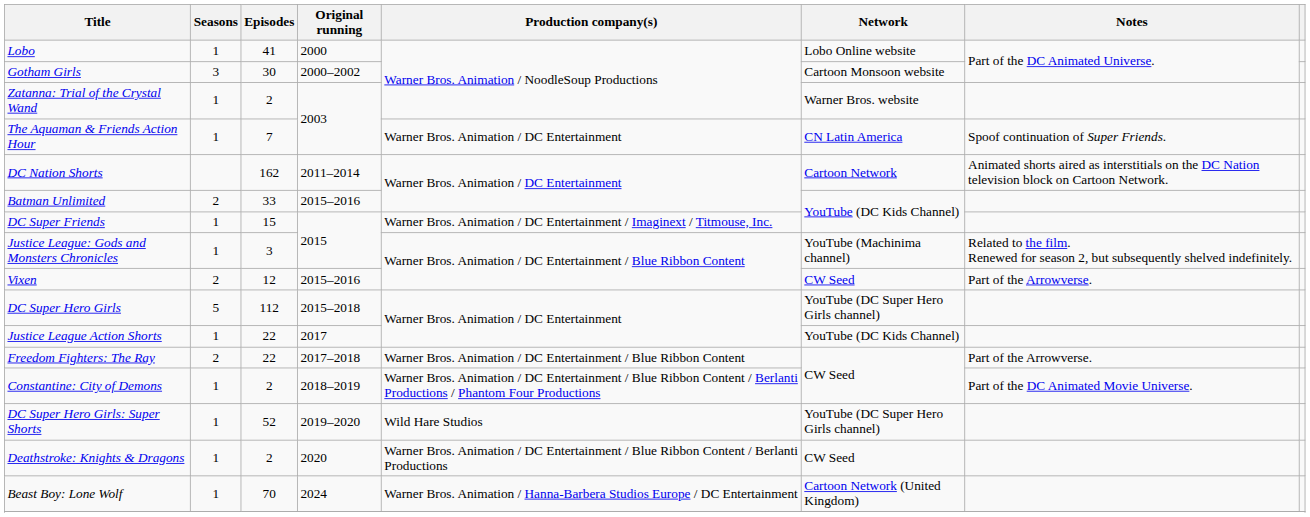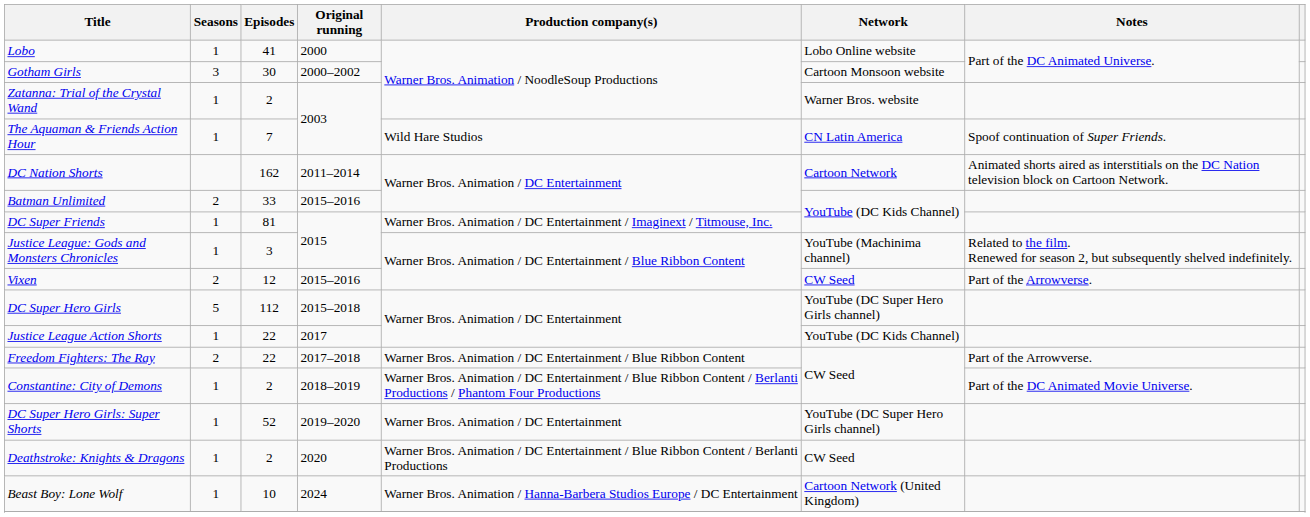(503, 136) Warner Bros. Animation / DC Entertainment -> (433, 136) Wild Hare Studios
(269, 222) 15 -> (269, 222) 81
(433, 421) Wild Hare Studios -> (503, 421) Warner Bros. Animation / DC Entertainment
(269, 493) 70 -> (269, 493) 10
